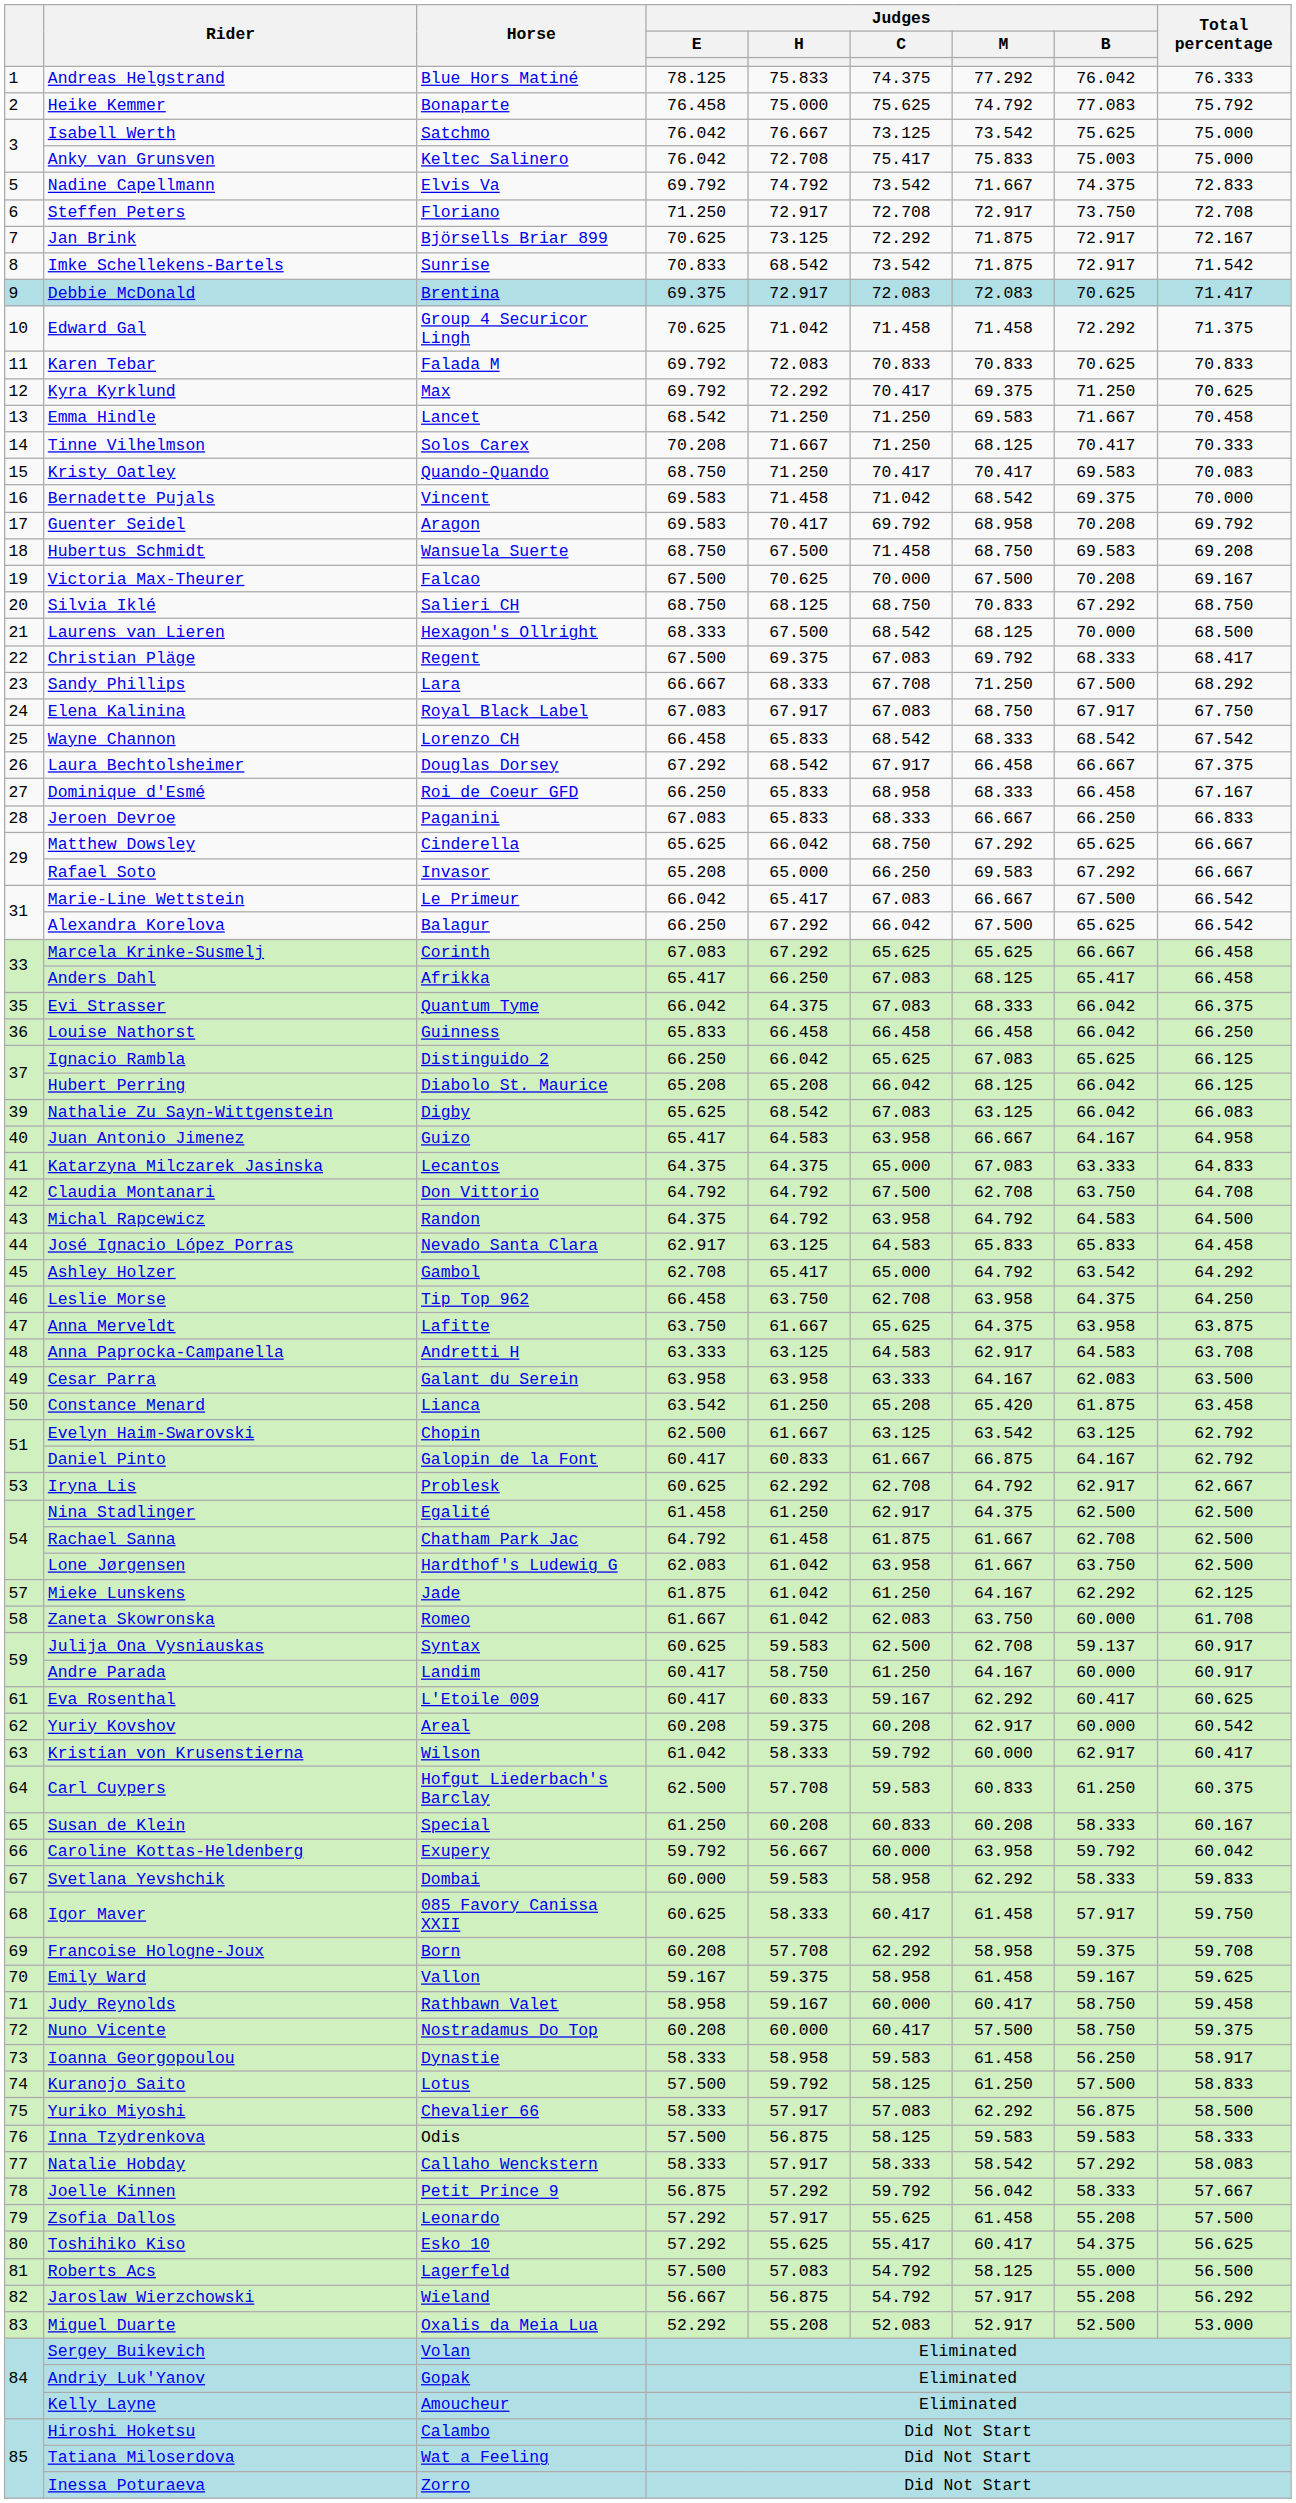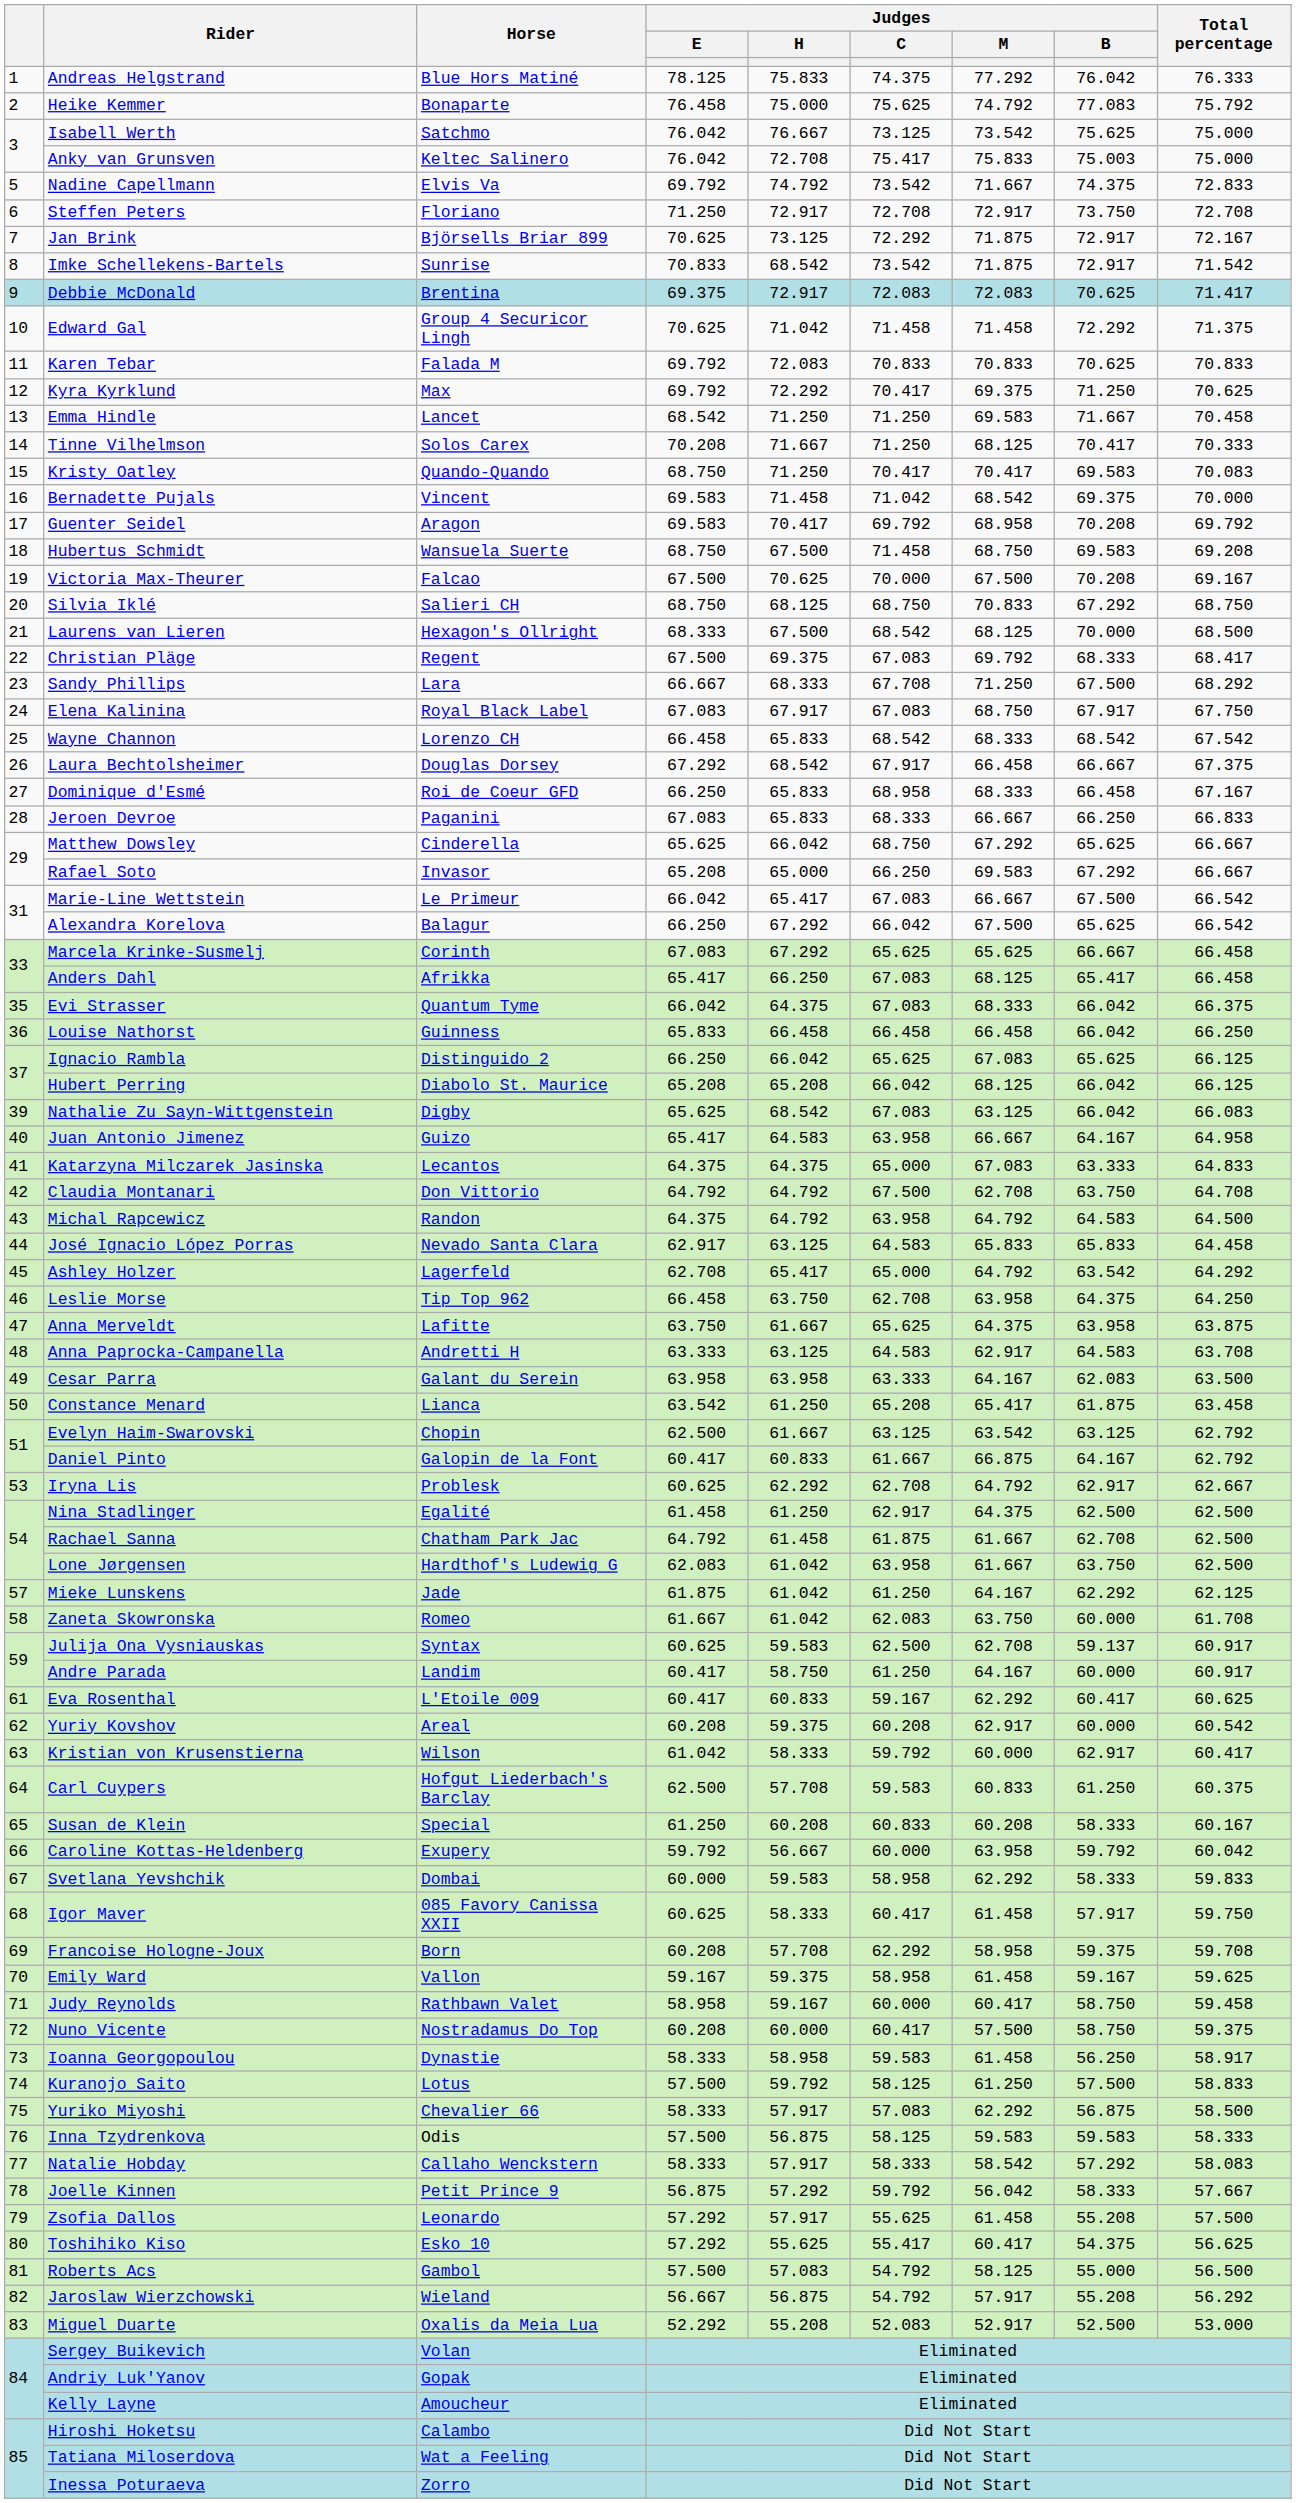(451, 1273) Gambol -> (465, 1273) Lagerfeld
(1003, 1406) 65.420 -> (1003, 1406) 65.417
(465, 2272) Lagerfeld -> (451, 2272) Gambol
